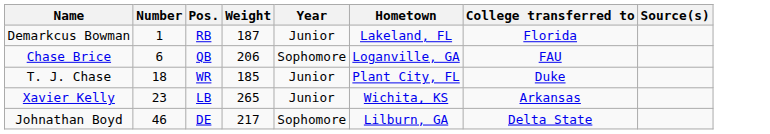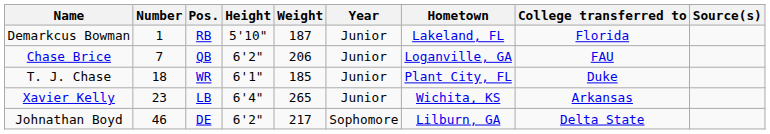+ column: (248, 15)
(159, 56) 6 -> (159, 56) 7
(312, 56) Sophomore -> (364, 56) Junior
